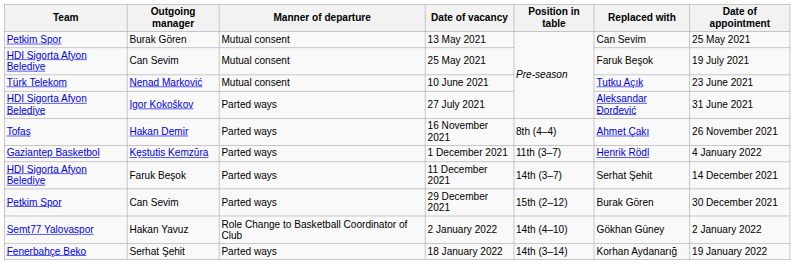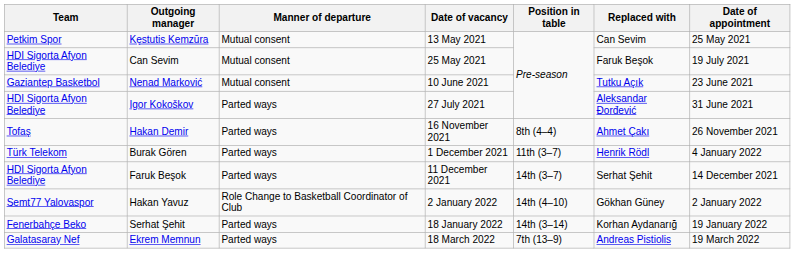(158, 39) Burak Gören -> (169, 39) Kęstutis Kemzūra
(37, 83) Türk Telekom -> (53, 83) Gaziantep Basketbol
(53, 153) Gaziantep Basketbol -> (37, 153) Türk Telekom
(169, 153) Kęstutis Kemzūra -> (158, 153) Burak Gören
- row: (458, 202)
+ row: (461, 240)
